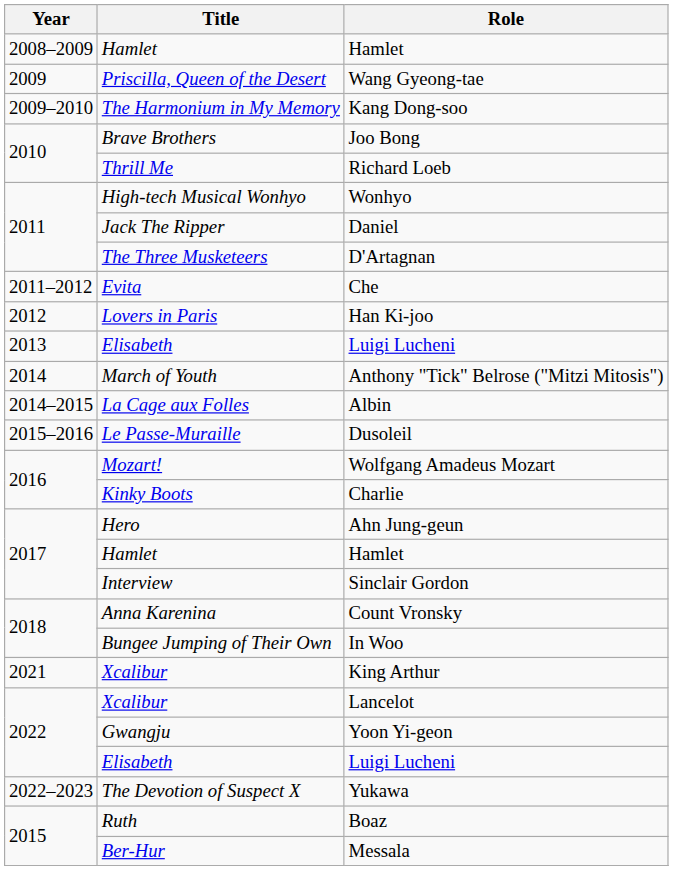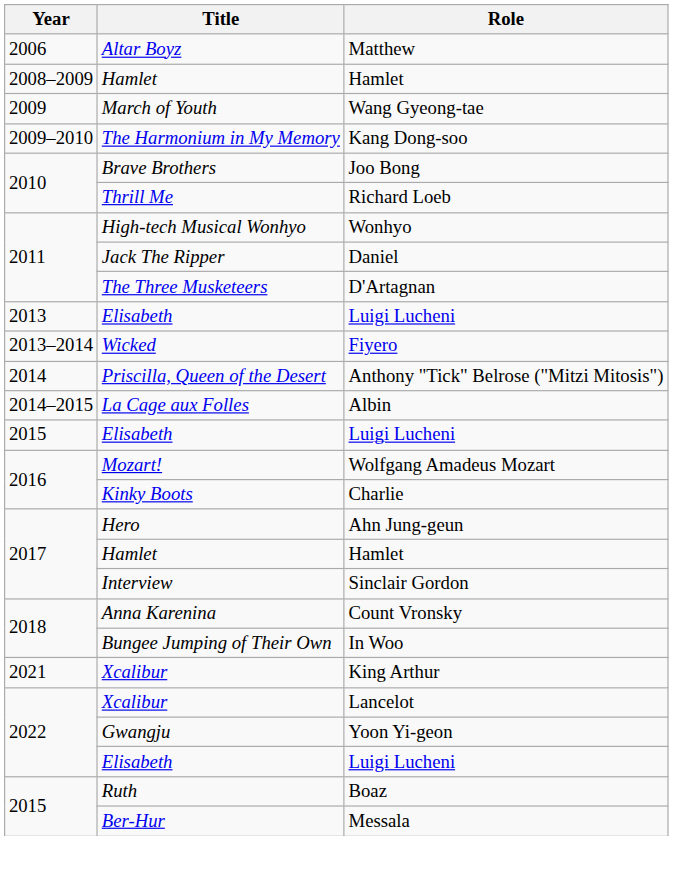+ row: (28, 49)
(214, 78) Priscilla, Queen of the Desert -> (159, 108) March of Youth
- row: (51, 286)
- row: (28, 316)
+ row: (51, 345)
(159, 375) March of Youth -> (214, 375) Priscilla, Queen of the Desert
+ row: (28, 434)
- row: (51, 434)
- row: (51, 791)
